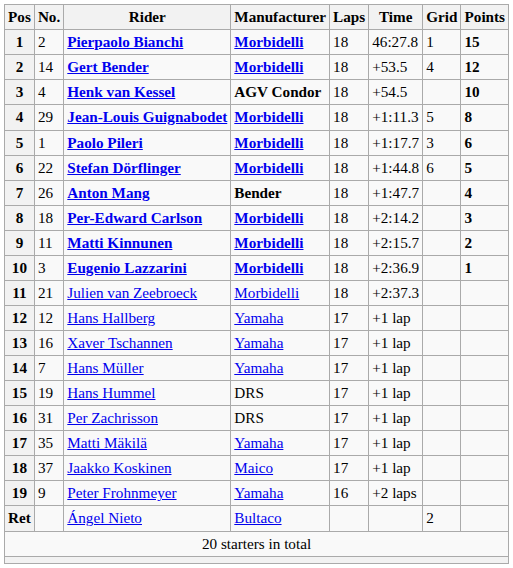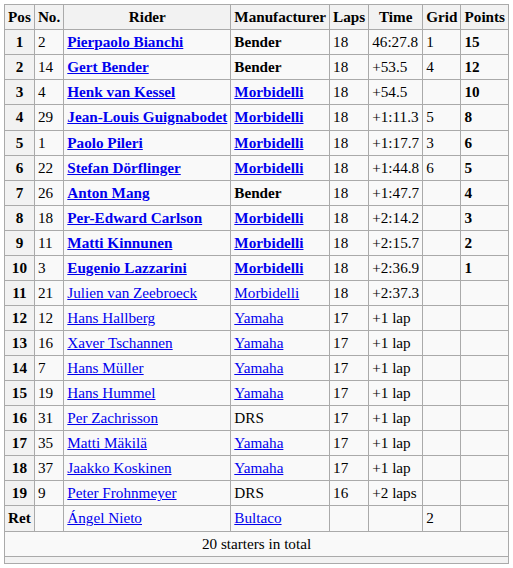(269, 42) Morbidelli -> (258, 42) Bender
(269, 67) Morbidelli -> (258, 67) Bender
(278, 92) AGV Condor -> (269, 92) Morbidelli
(249, 393) DRS -> (259, 393) Yamaha
(254, 468) Maico -> (259, 468) Yamaha
(259, 493) Yamaha -> (249, 493) DRS
